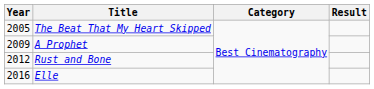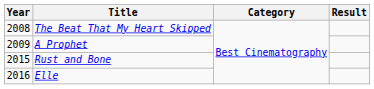(18, 28) 2005 -> (18, 28) 2008
(18, 60) 2012 -> (18, 60) 2015
